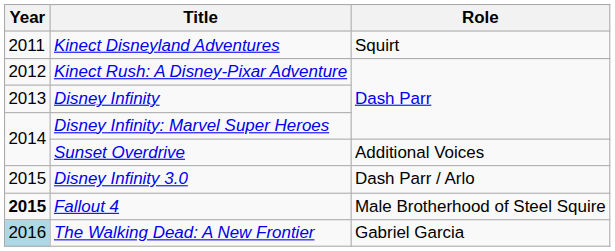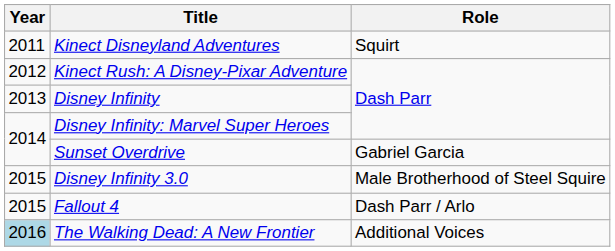(420, 152) Additional Voices -> (410, 152) Gabriel Garcia
(415, 179) Dash Parr / Arlo -> (480, 179) Male Brotherhood of Steel Squire
(27, 206) bold -> (27, 206) normal
(480, 206) Male Brotherhood of Steel Squire -> (415, 206) Dash Parr / Arlo
(410, 233) Gabriel Garcia -> (420, 233) Additional Voices
